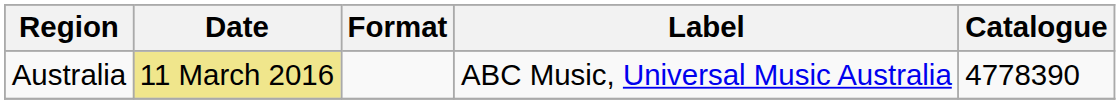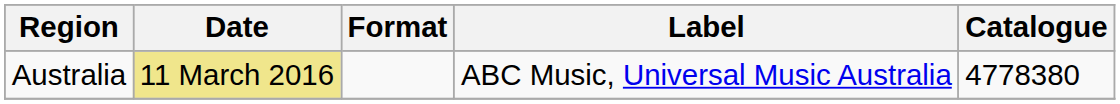(1023, 74) 4778390 -> (1023, 74) 4778380
